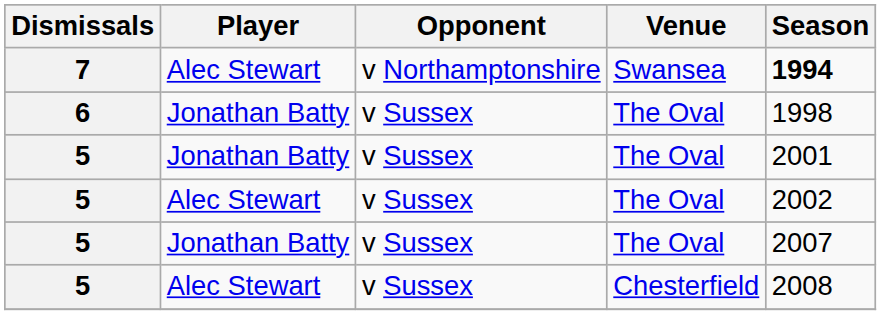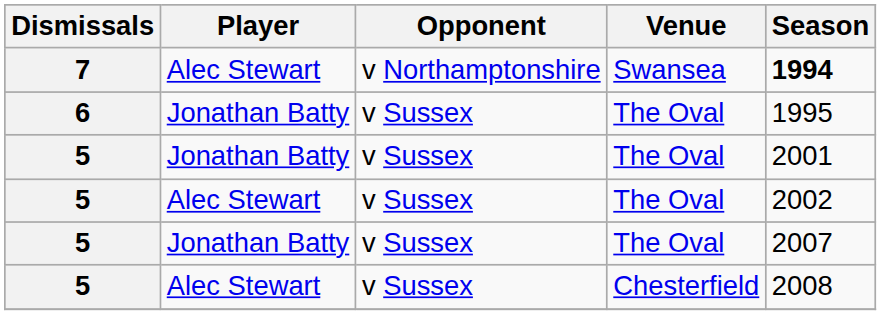(802, 112) 1998 -> (802, 112) 1995
